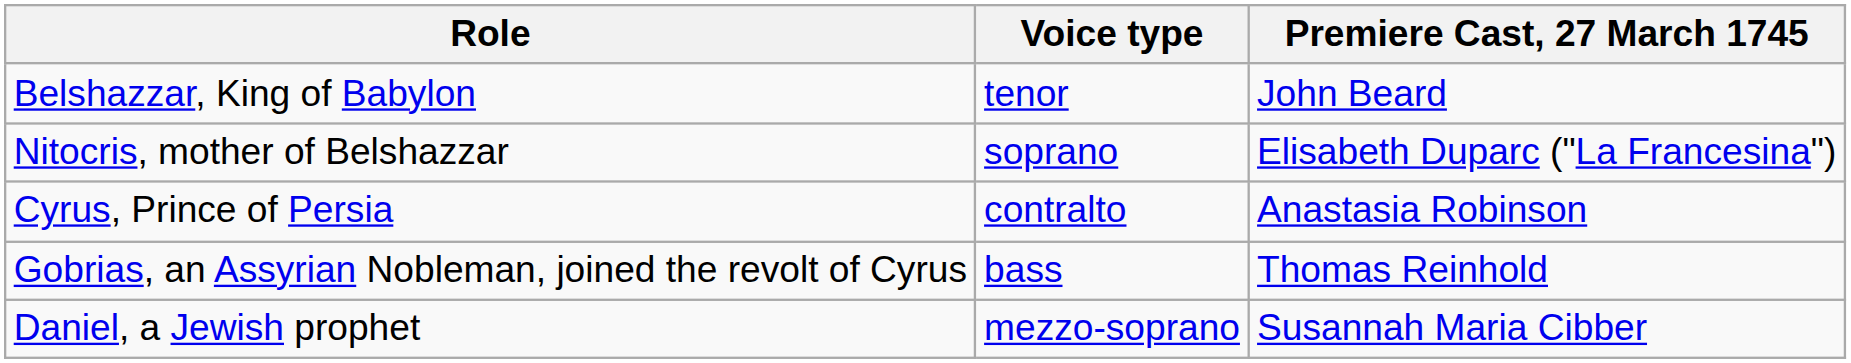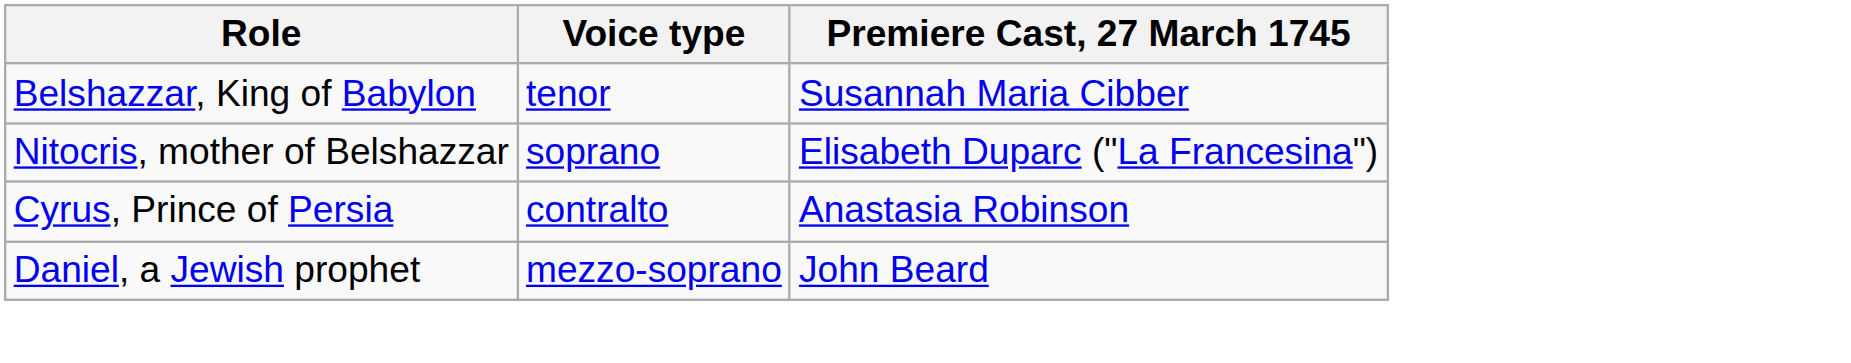(1352, 92) John Beard -> (994, 92) Susannah Maria Cibber
- row: (490, 269)
(1452, 328) Susannah Maria Cibber -> (894, 269) John Beard
